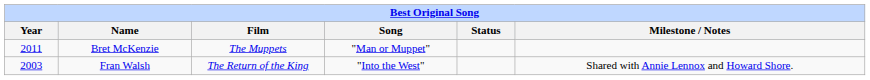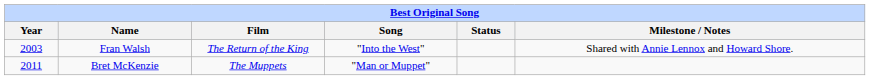rows swapped: (125, 65) <-> (125, 48)
